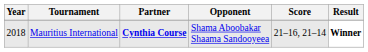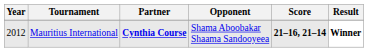(16, 34) 2018 -> (16, 34) 2012
(300, 34) normal -> (300, 34) bold
